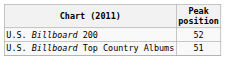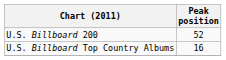(199, 49) 51 -> (199, 49) 16
